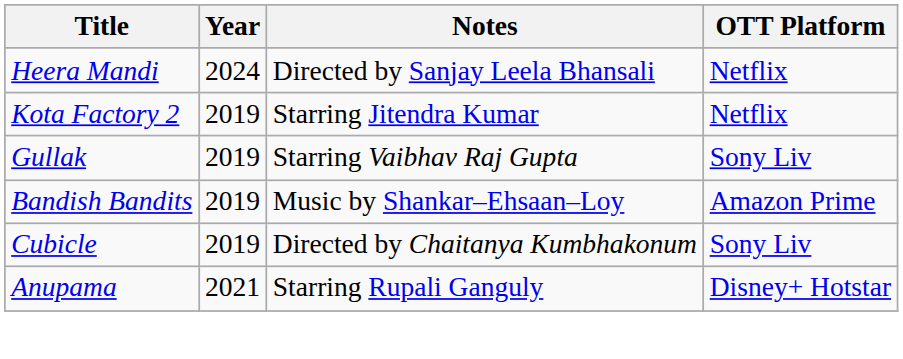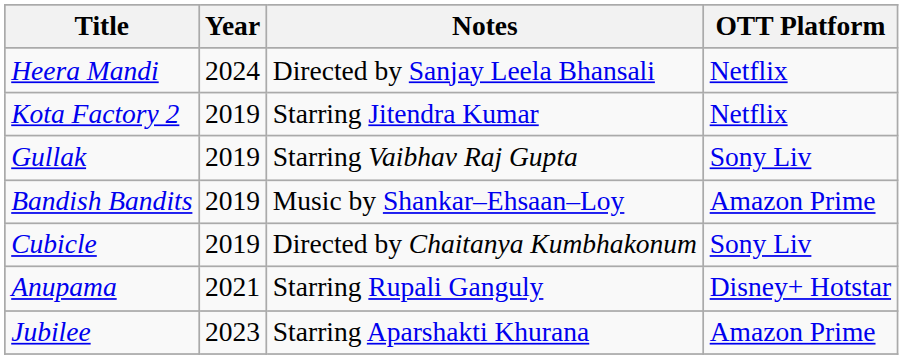+ row: (51, 331)
